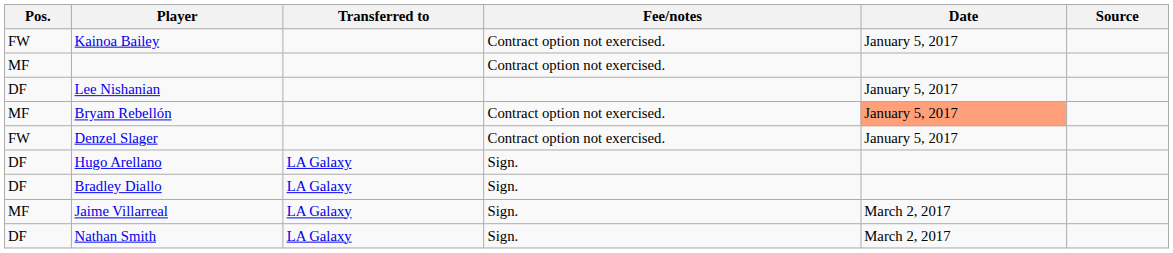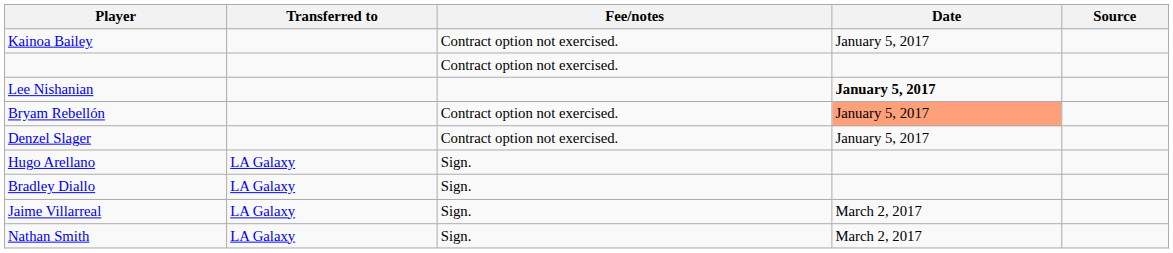- column: (38, 16)
(911, 89) normal -> (886, 89) bold
